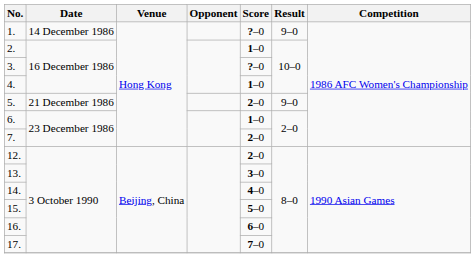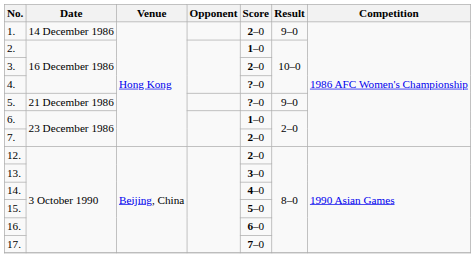(256, 31) ?–0 -> (256, 31) 2–0
(256, 66) ?–0 -> (256, 66) 2–0
(256, 84) 1–0 -> (256, 84) ?–0
(256, 102) 2–0 -> (256, 102) ?–0
